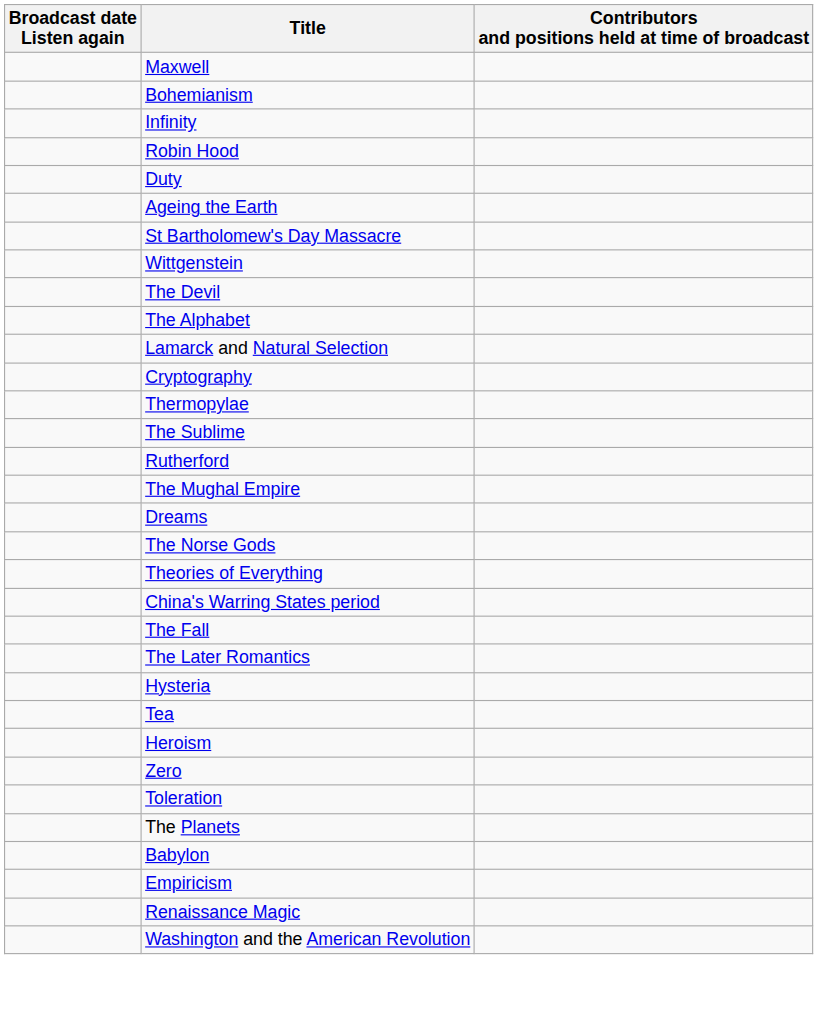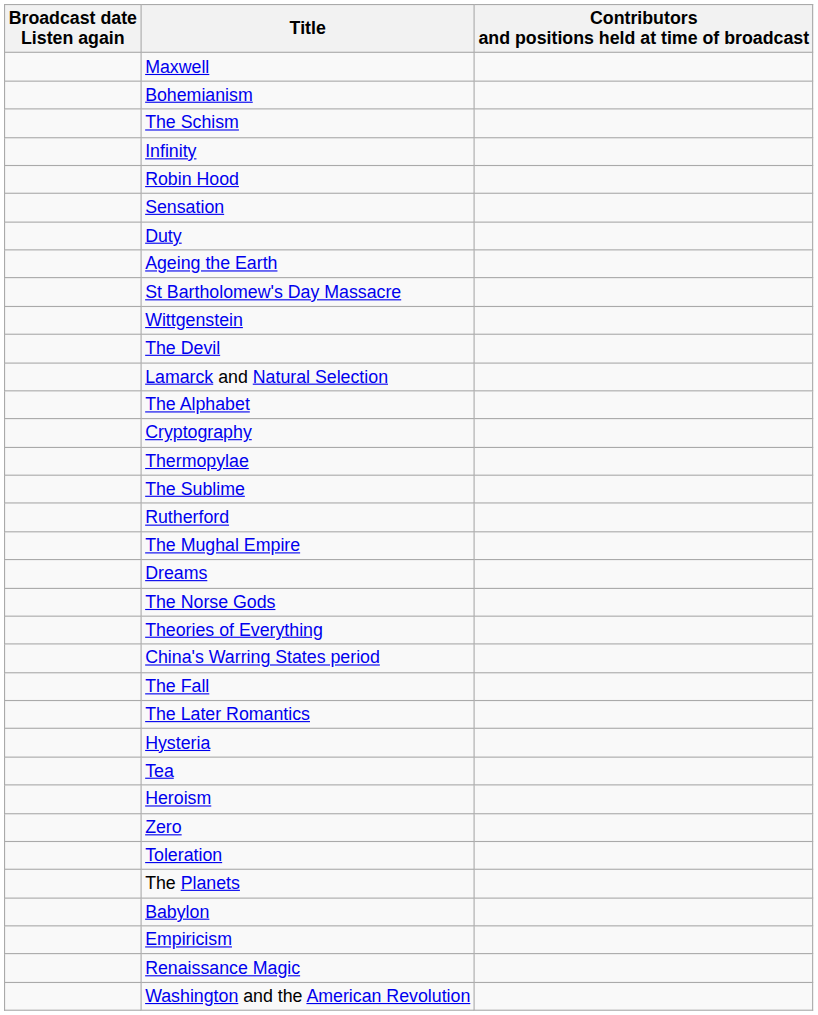+ row: (192, 123)
+ row: (185, 207)
rows swapped: (197, 320) <-> (267, 348)
